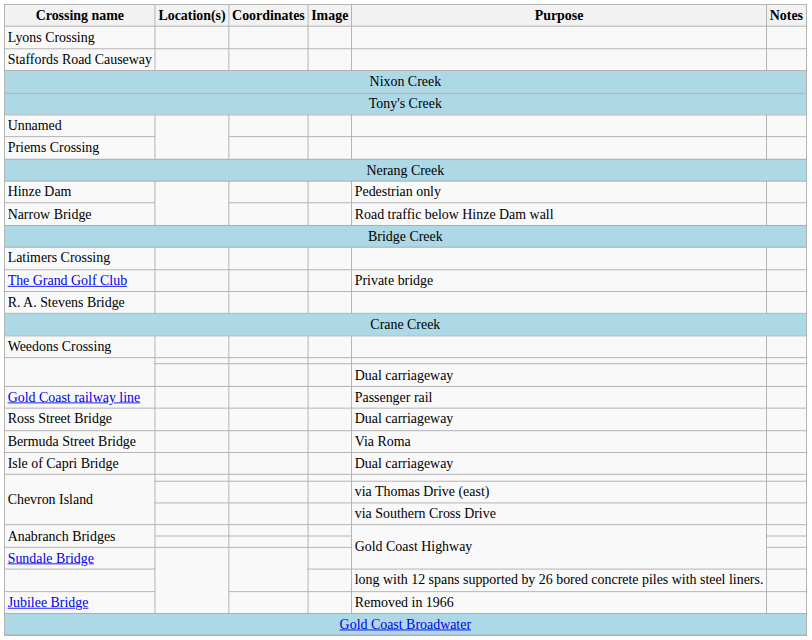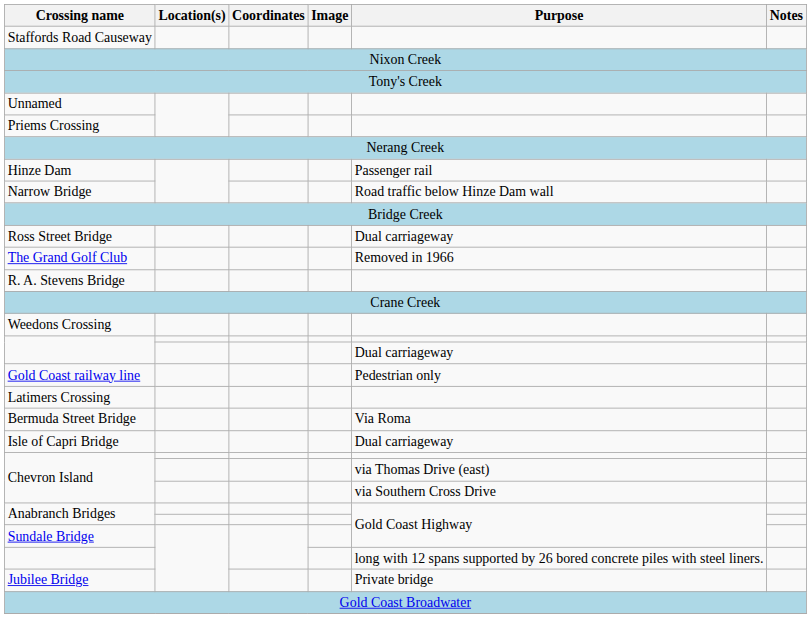- row: (51, 37)
(398, 192) Pedestrian only -> (394, 170) Passenger rail
rows swapped: (59, 258) <-> (60, 419)
(394, 280) Private bridge -> (404, 258) Removed in 1966
(394, 397) Passenger rail -> (398, 375) Pedestrian only
(404, 602) Removed in 1966 -> (394, 580) Private bridge
